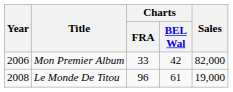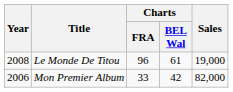rows swapped: (79, 60) <-> (77, 78)
